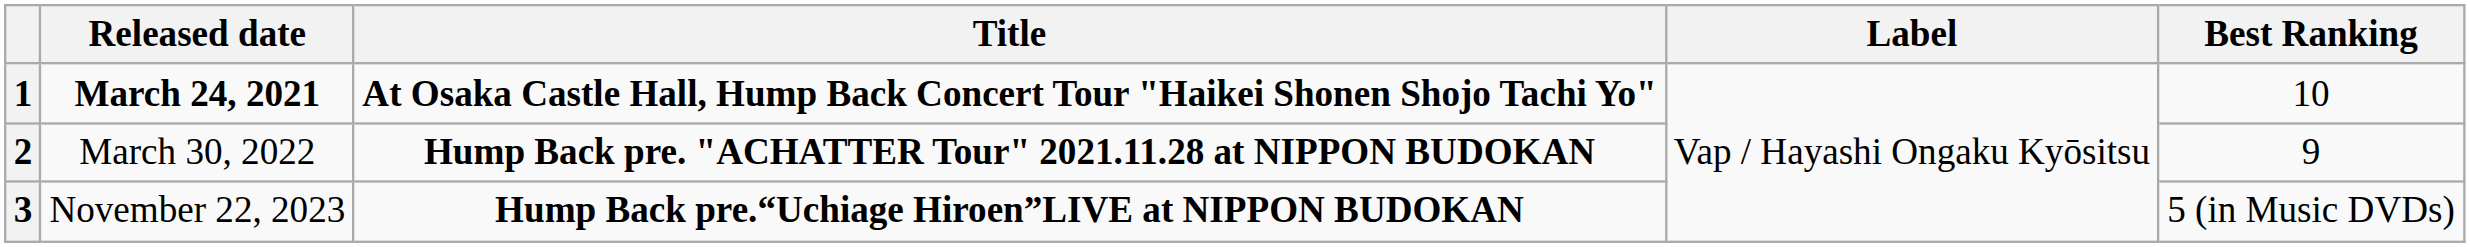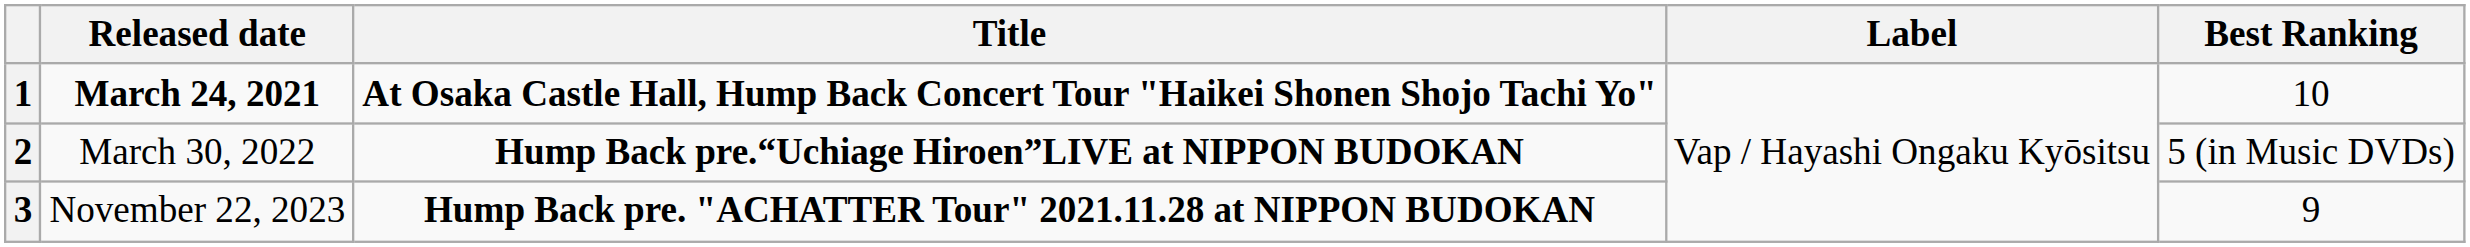(1010, 151) Hump Back pre. "ACHATTER Tour" 2021.11.28 at NIPPON BUDOKAN -> (1009, 151) Hump Back pre.“Uchiage Hiroen”LIVE at NIPPON BUDOKAN
(2311, 151) 9 -> (2311, 151) 5 (in Music DVDs)
(1009, 210) Hump Back pre.“Uchiage Hiroen”LIVE at NIPPON BUDOKAN -> (1010, 210) Hump Back pre. "ACHATTER Tour" 2021.11.28 at NIPPON BUDOKAN
(2311, 210) 5 (in Music DVDs) -> (2311, 210) 9
